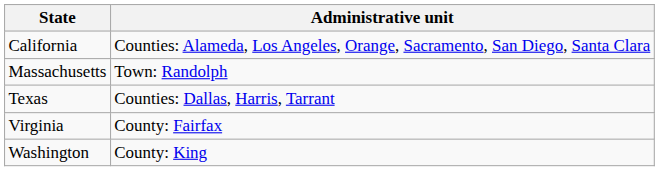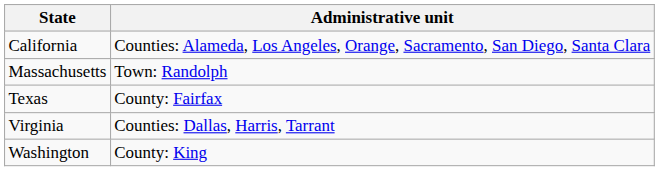(224, 98) Counties: Dallas, Harris, Tarrant -> (168, 98) County: Fairfax
(168, 125) County: Fairfax -> (224, 125) Counties: Dallas, Harris, Tarrant
